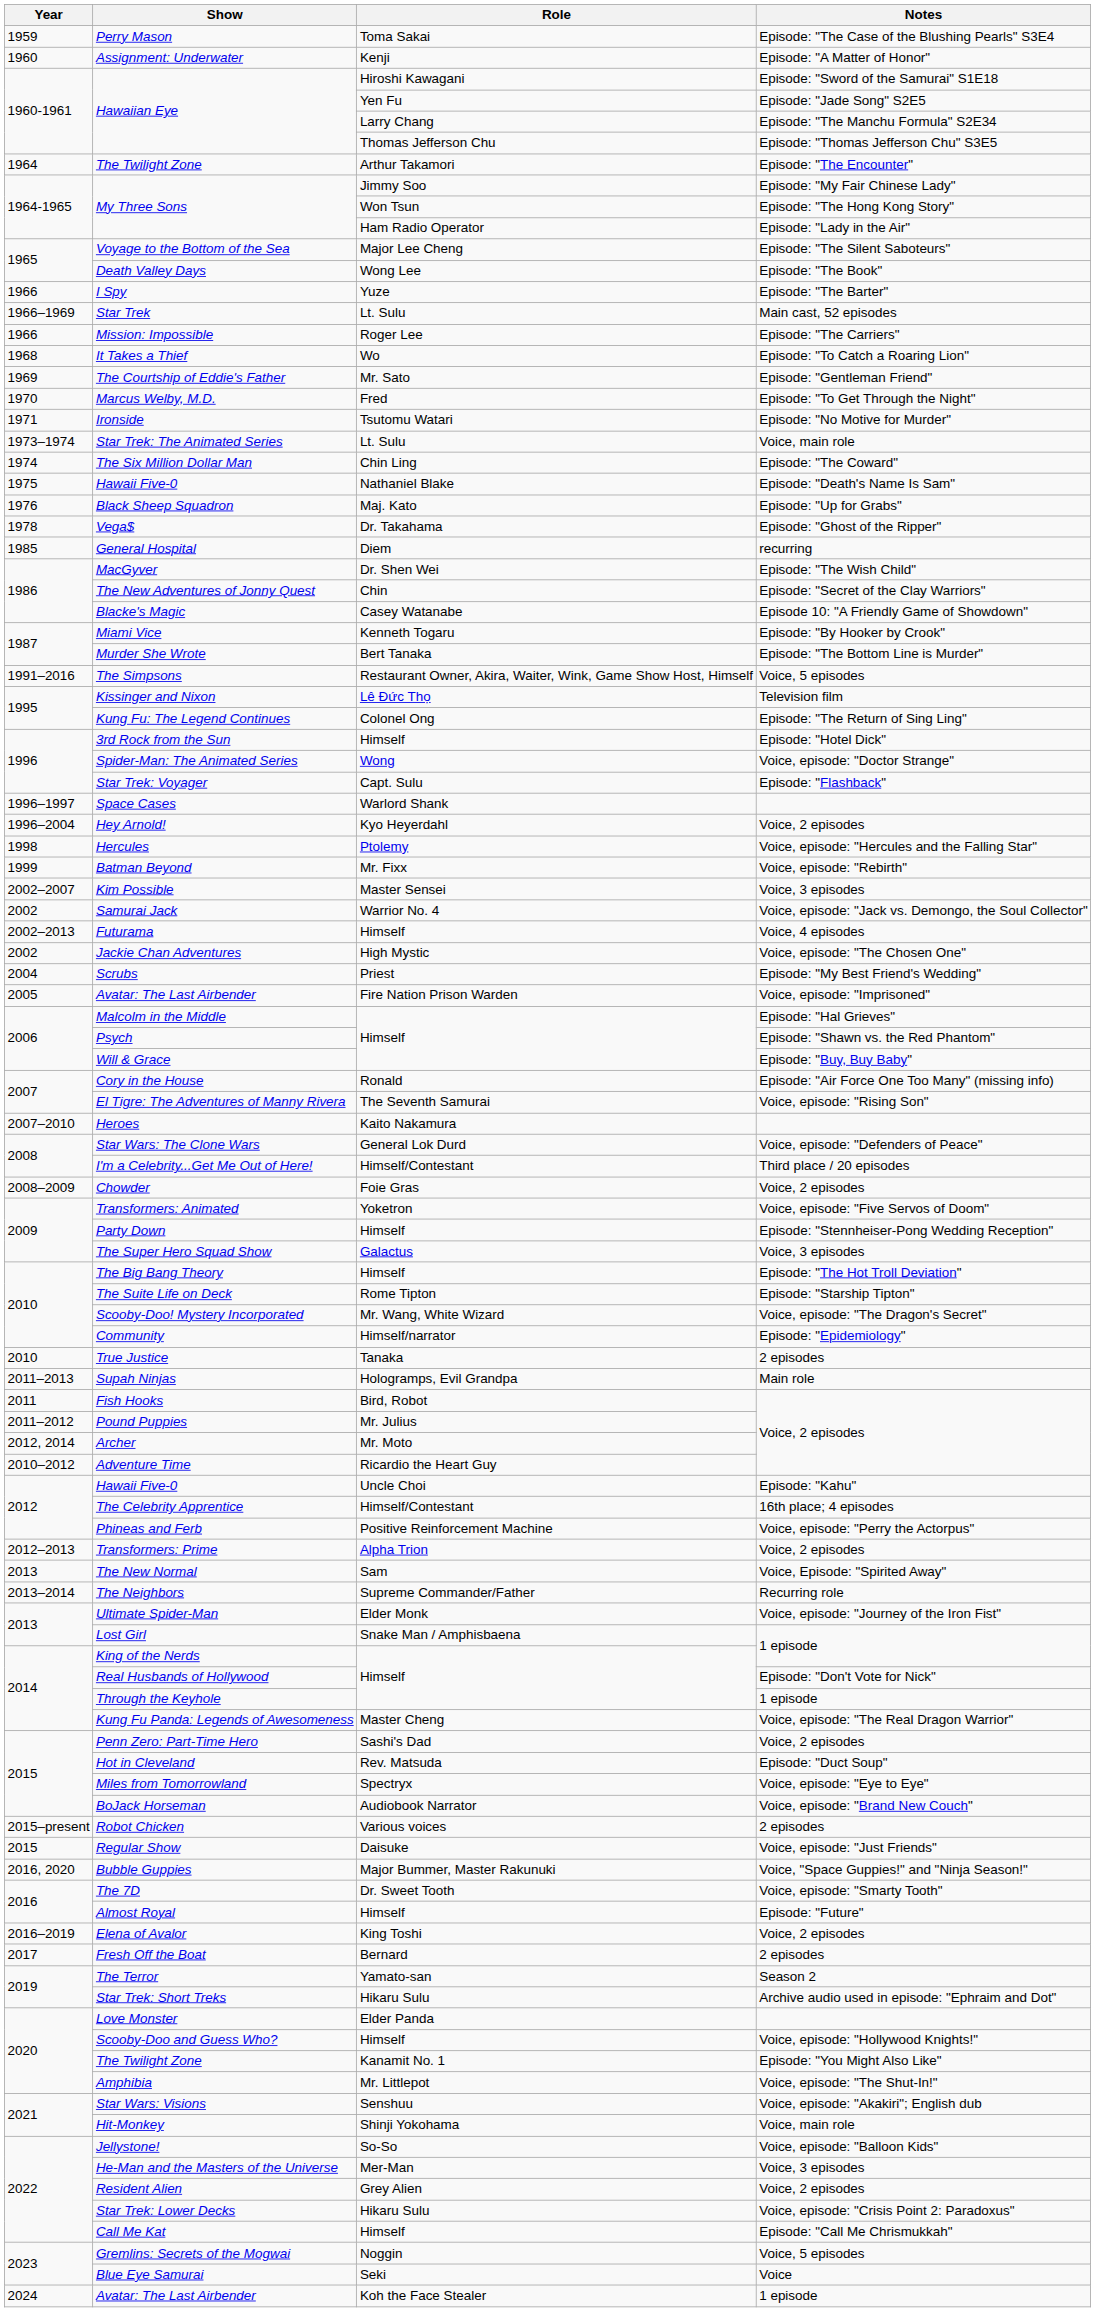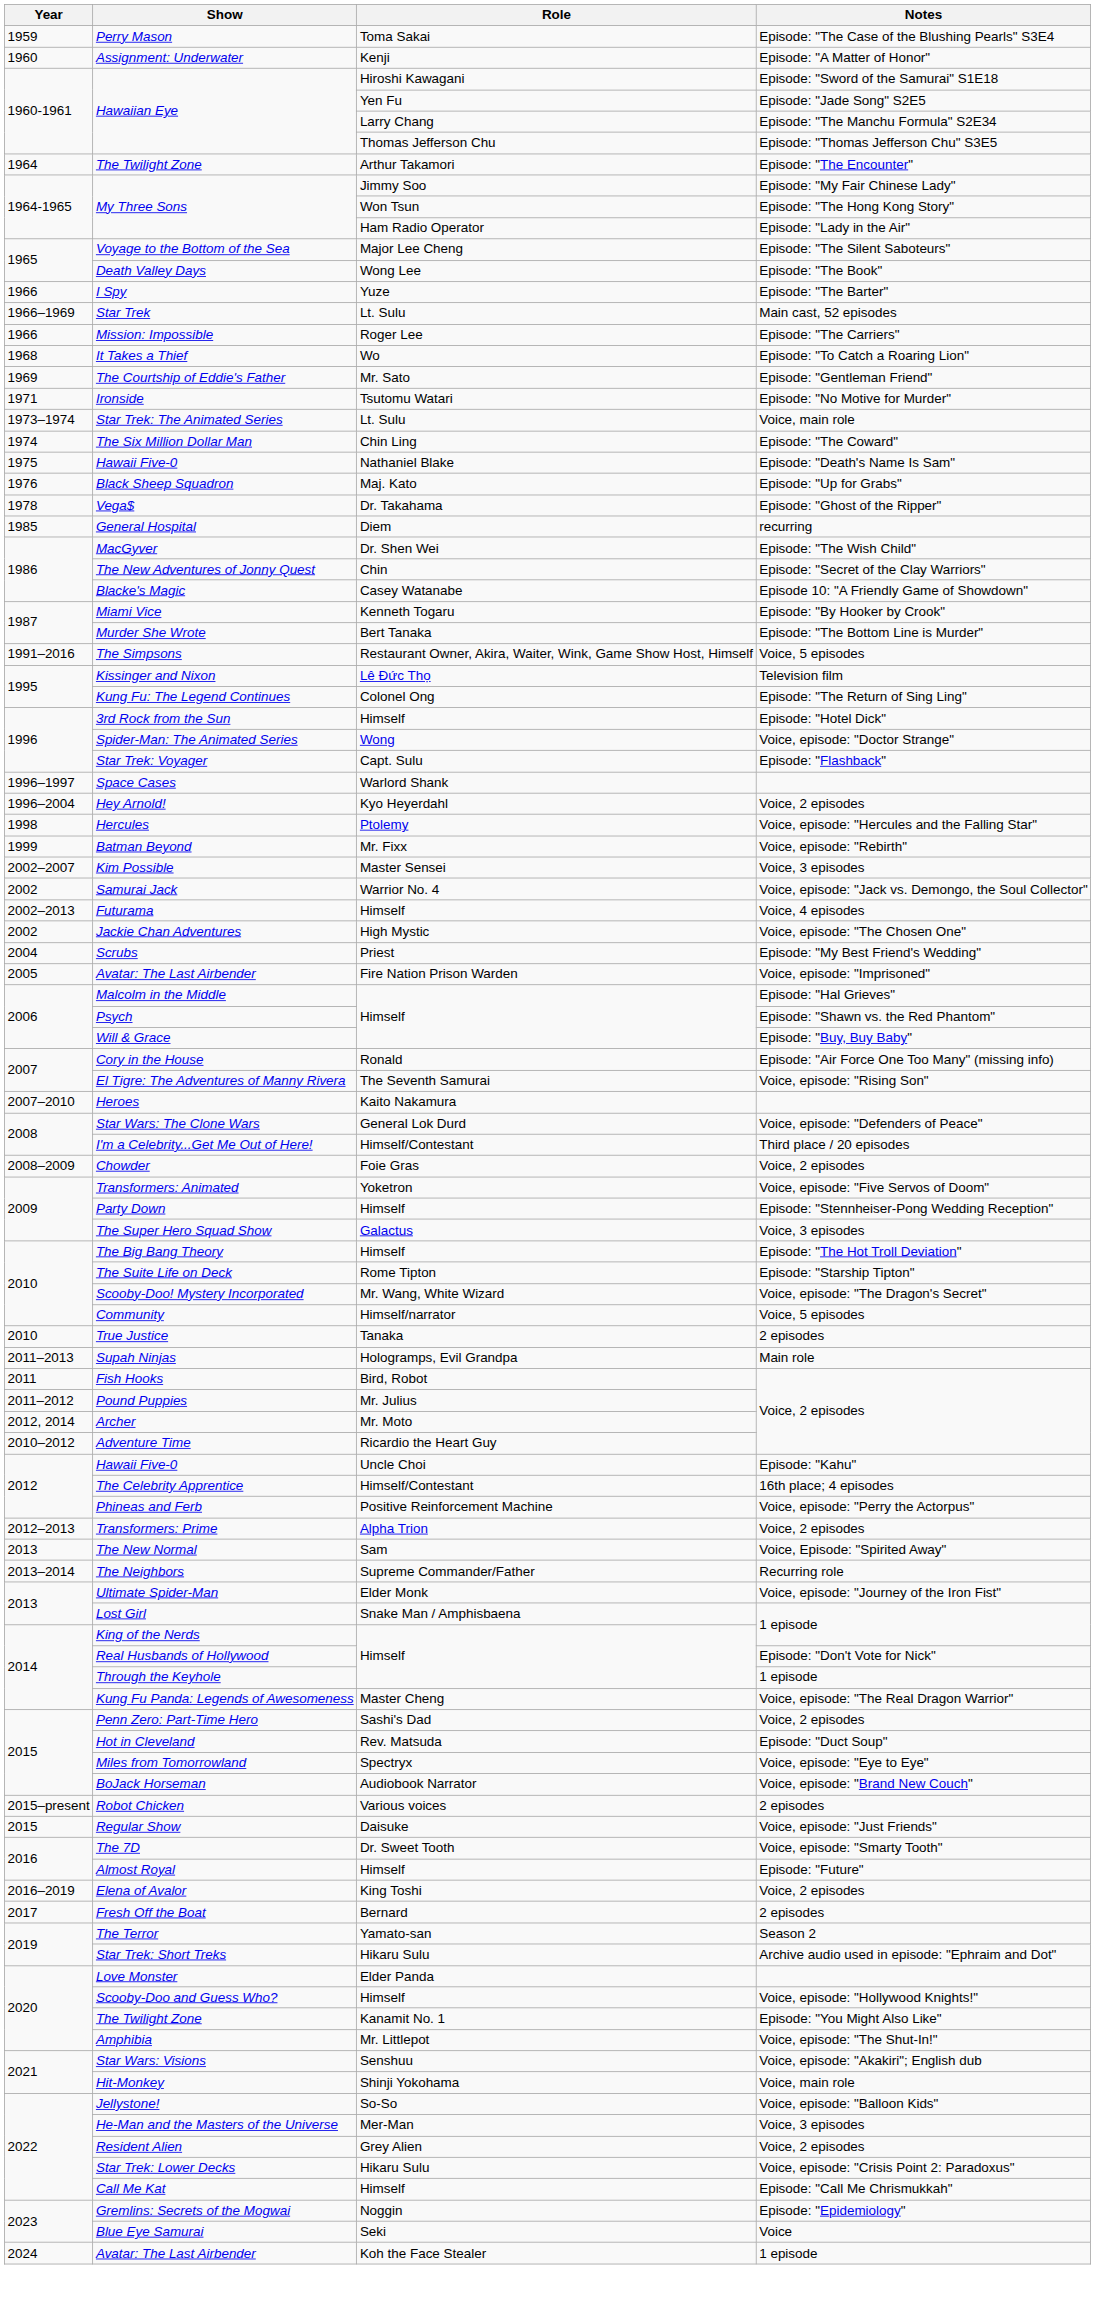- row: (156, 398)
(832, 1336) Episode: "Epidemiology" -> (812, 1315) Voice, 5 episodes
- row: (144, 1869)
(812, 2253) Voice, 5 episodes -> (832, 2210) Episode: "Epidemiology"
